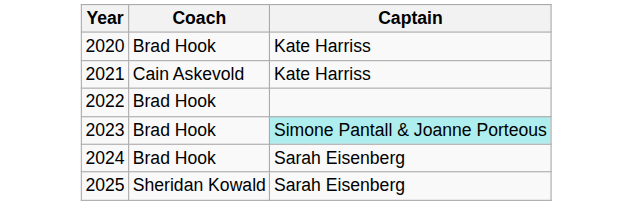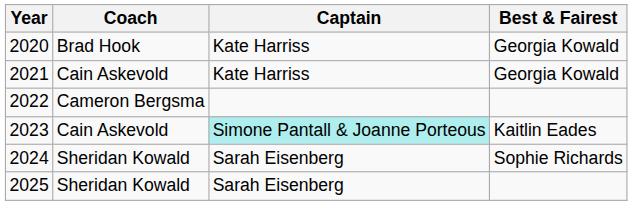+ column: (558, 18)
(174, 102) Brad Hook -> (131, 102) Cameron Bergsma
(174, 130) Brad Hook -> (113, 130) Cain Askevold
(174, 158) Brad Hook -> (123, 158) Sheridan Kowald
